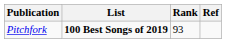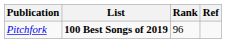(178, 30) 93 -> (178, 30) 96
